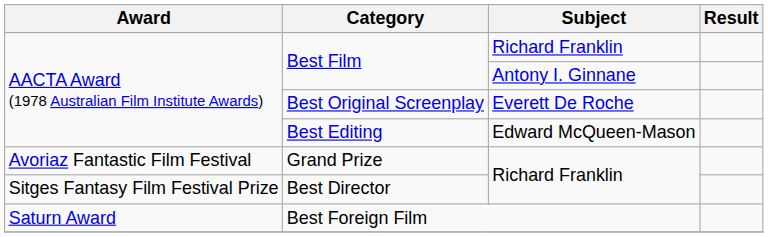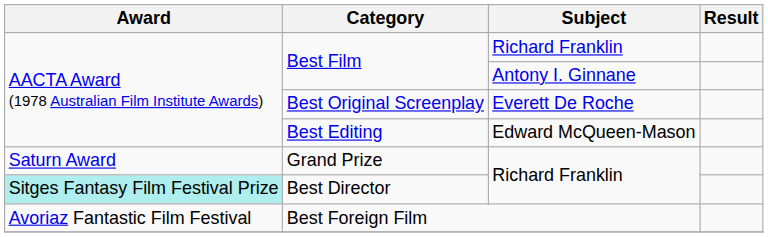(130, 160) Avoriaz Fantastic Film Festival -> (62, 160) Saturn Award
(144, 189) no background -> (144, 189) paleturquoise background
(62, 217) Saturn Award -> (130, 217) Avoriaz Fantastic Film Festival
